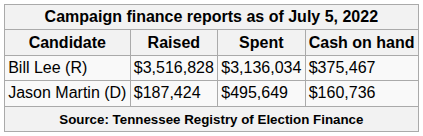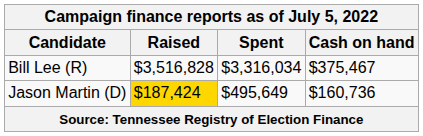(261, 67) $3,136,034 -> (261, 67) $3,316,034
(167, 93) no background -> (167, 93) gold background
